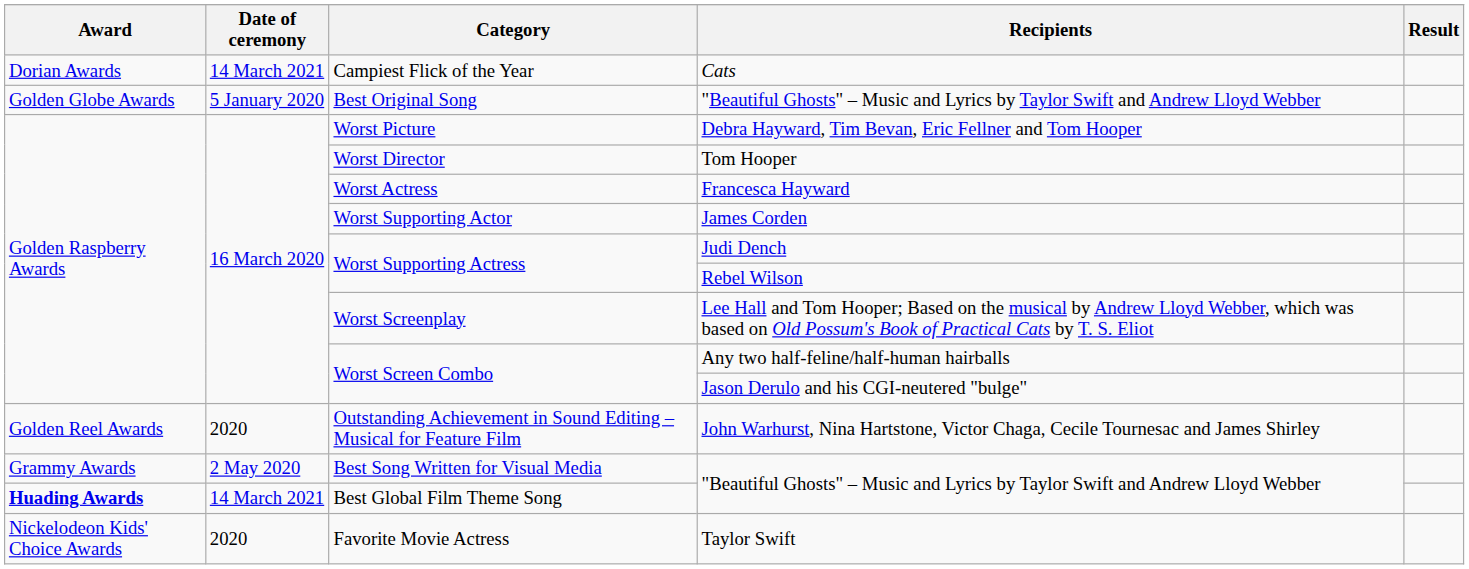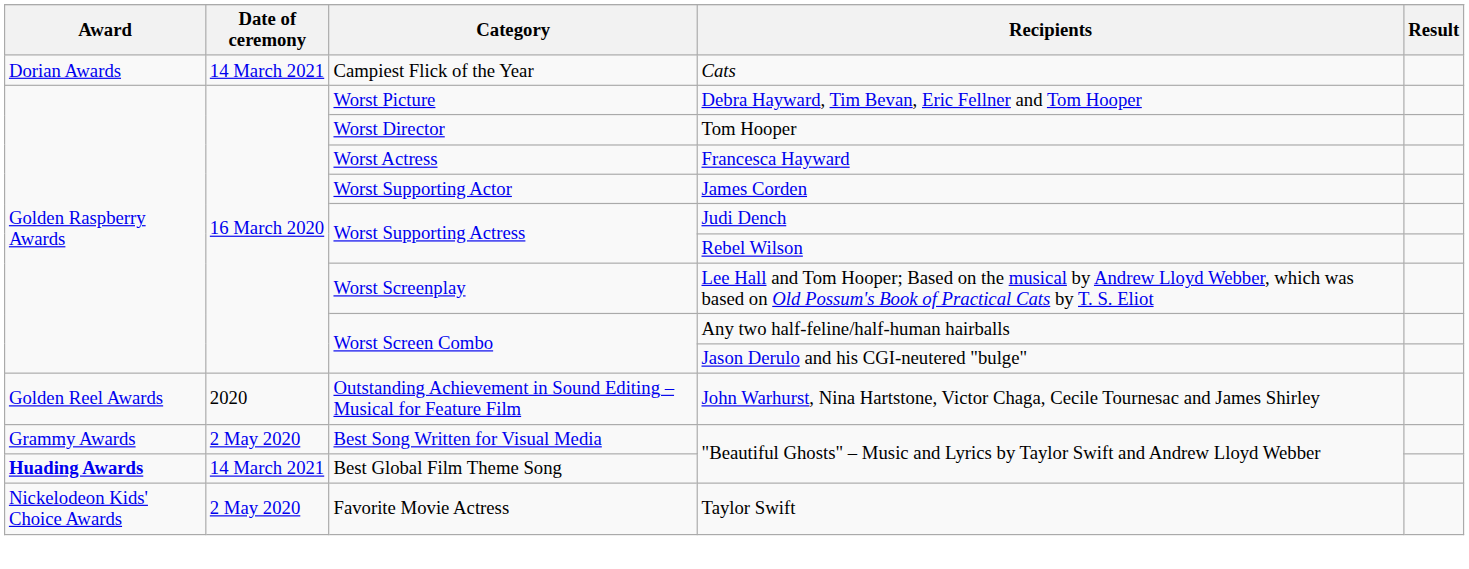- row: (405, 99)
(229, 538) 2020 -> (255, 508) 2 May 2020
